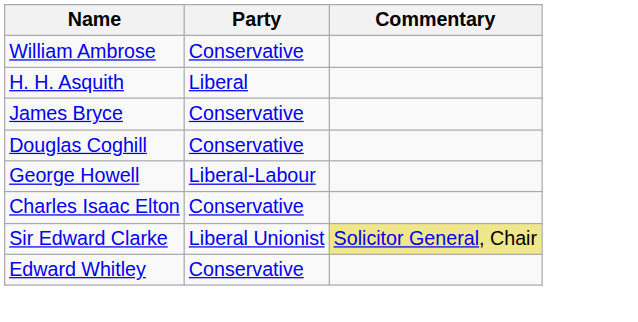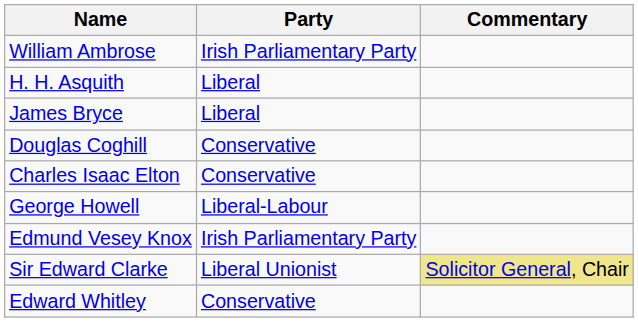(246, 51) Conservative -> (309, 51) Irish Parliamentary Party
(246, 113) Conservative -> (230, 113) Liberal
rows swapped: (94, 207) <-> (74, 176)
+ row: (101, 238)
